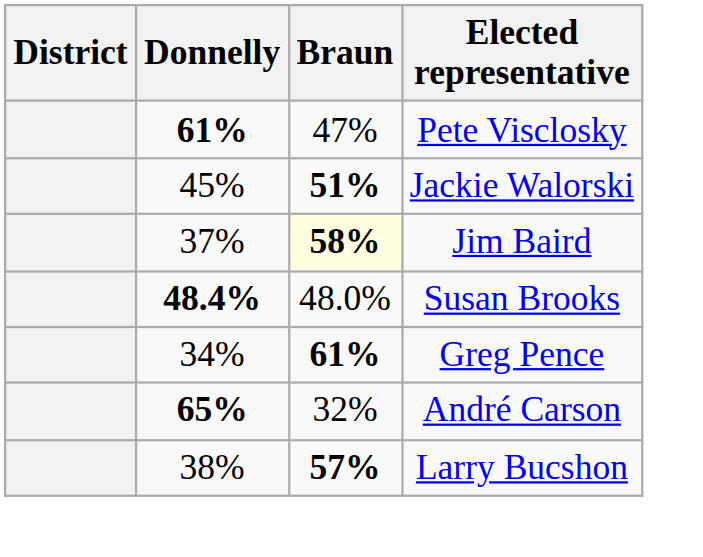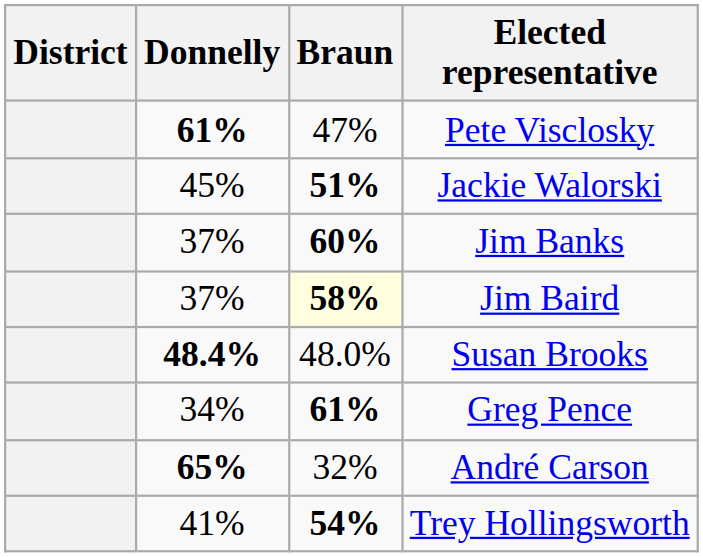+ row: (550, 241)
- row: (522, 466)
+ row: (550, 523)
